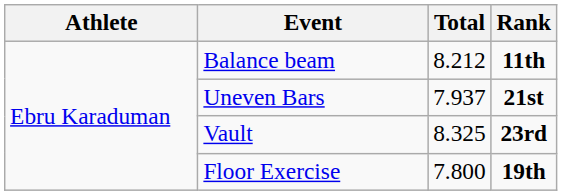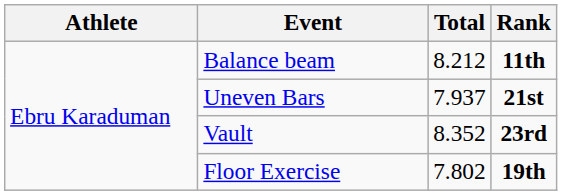(459, 134) 8.325 -> (459, 134) 8.352
(459, 171) 7.800 -> (459, 171) 7.802
